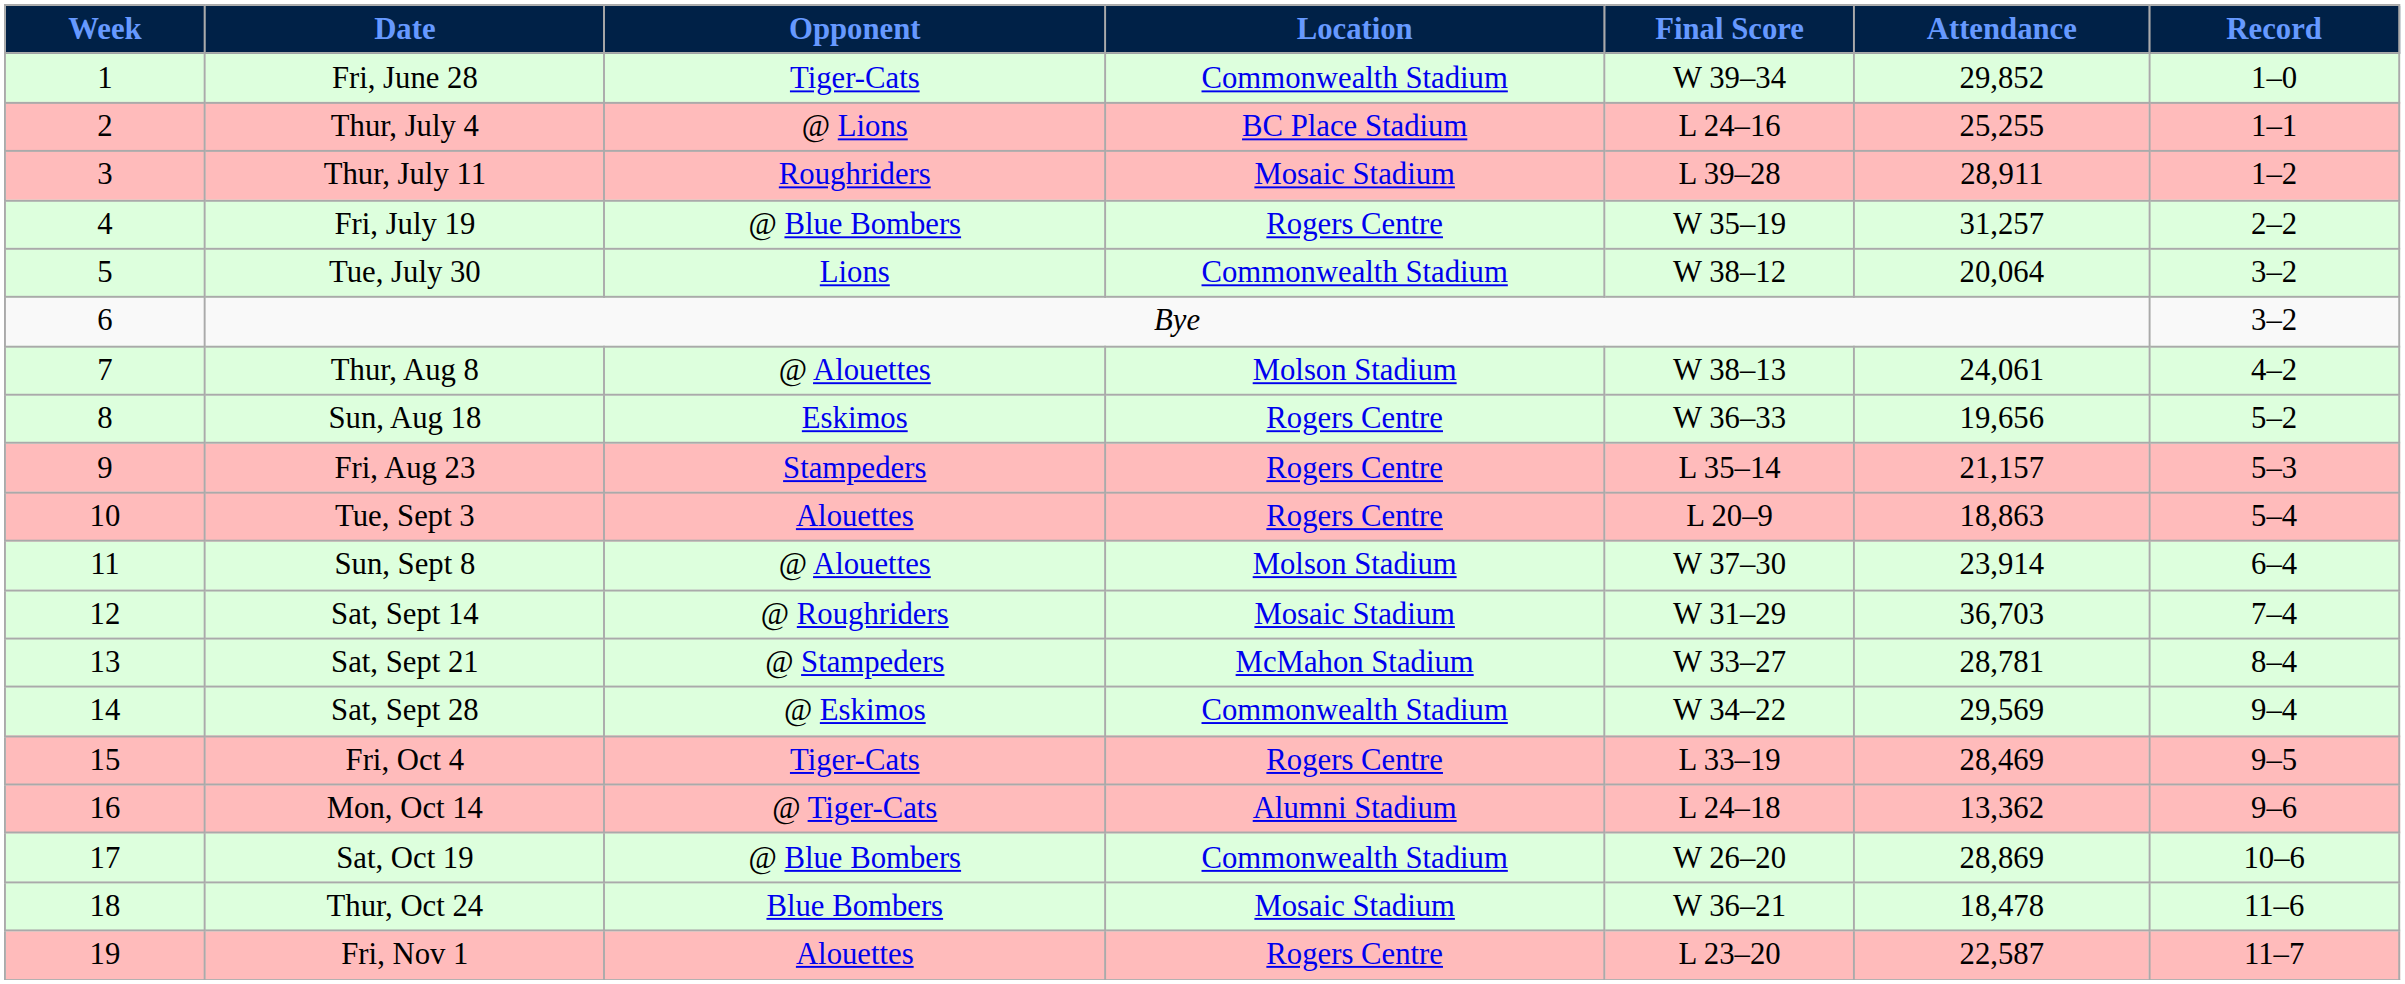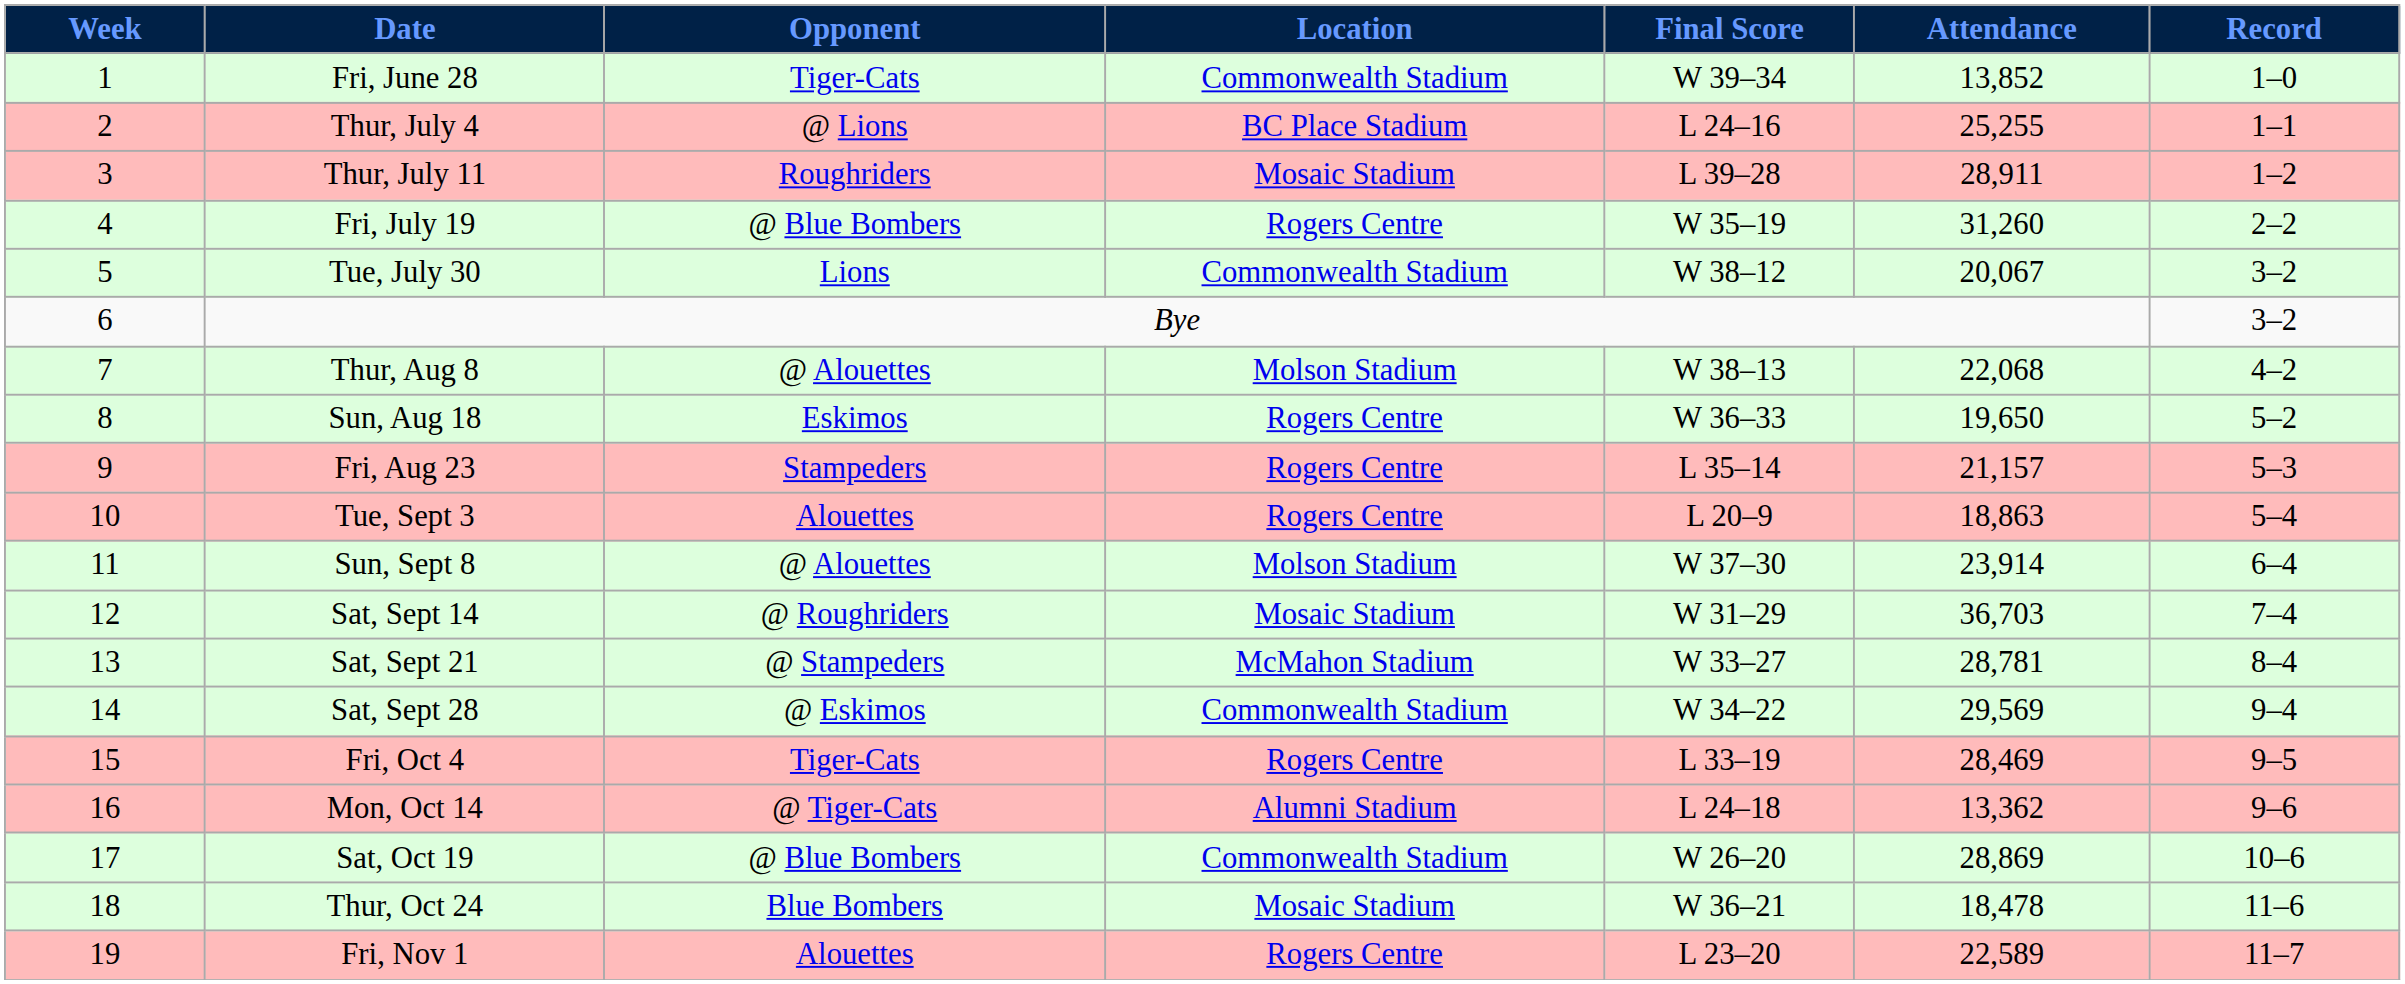(2002, 77) 29,852 -> (2002, 77) 13,852
(2002, 223) 31,257 -> (2002, 223) 31,260
(2002, 272) 20,064 -> (2002, 272) 20,067
(2002, 369) 24,061 -> (2002, 369) 22,068
(2002, 418) 19,656 -> (2002, 418) 19,650
(2002, 954) 22,587 -> (2002, 954) 22,589
